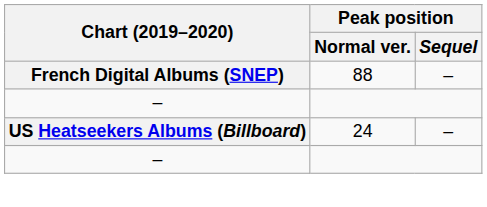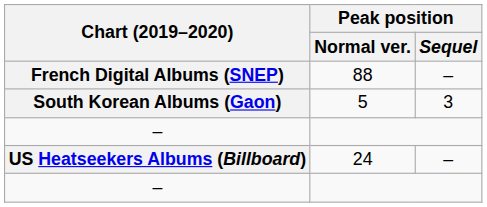+ row: (157, 103)
